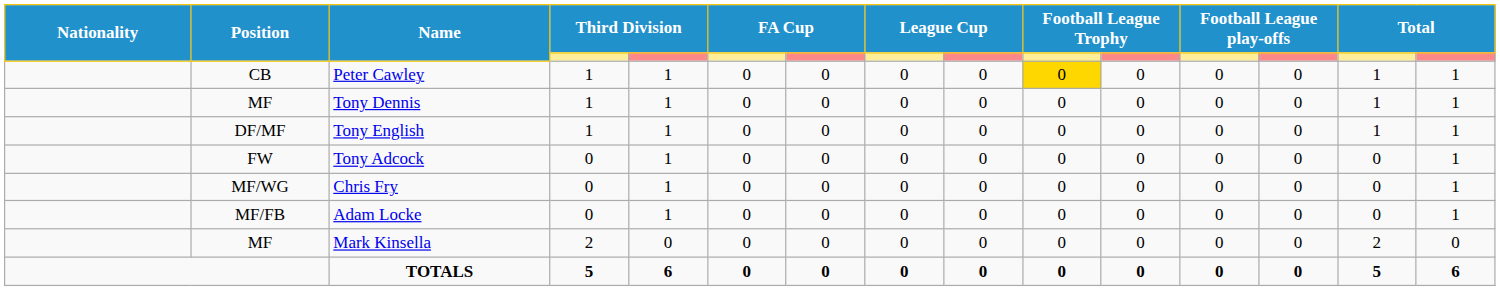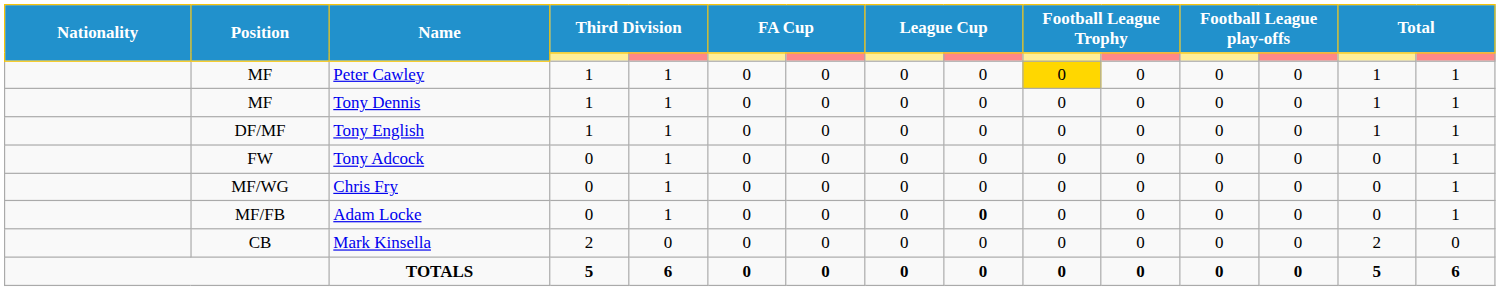(260, 74) CB -> (260, 74) MF
(983, 215) normal -> (983, 215) bold
(260, 243) MF -> (260, 243) CB
